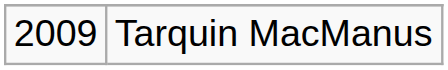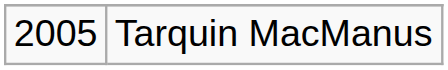(56, 34) 2009 -> (56, 34) 2005
